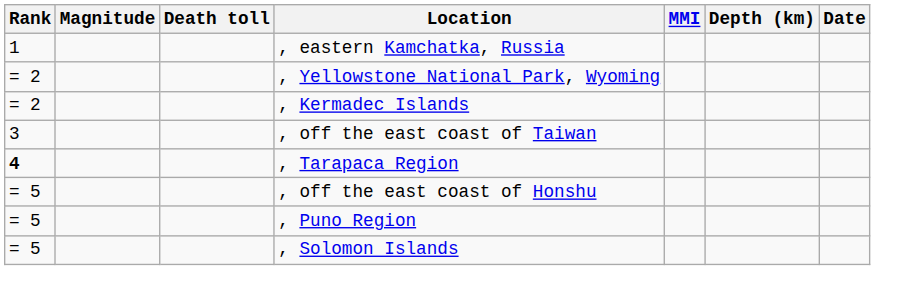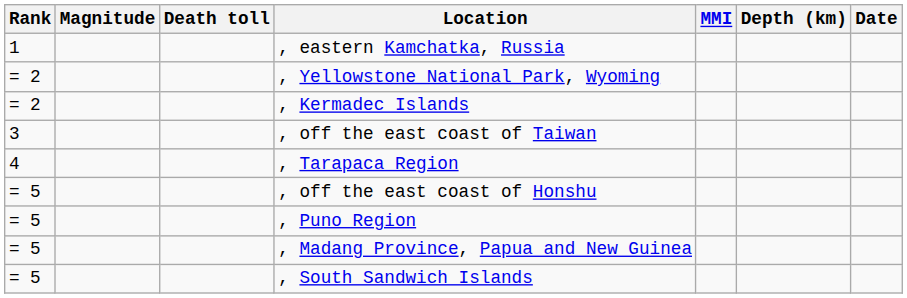(14, 163) bold -> (14, 163) normal
- row: (368, 250)
+ row: (485, 250)
+ row: (406, 278)
